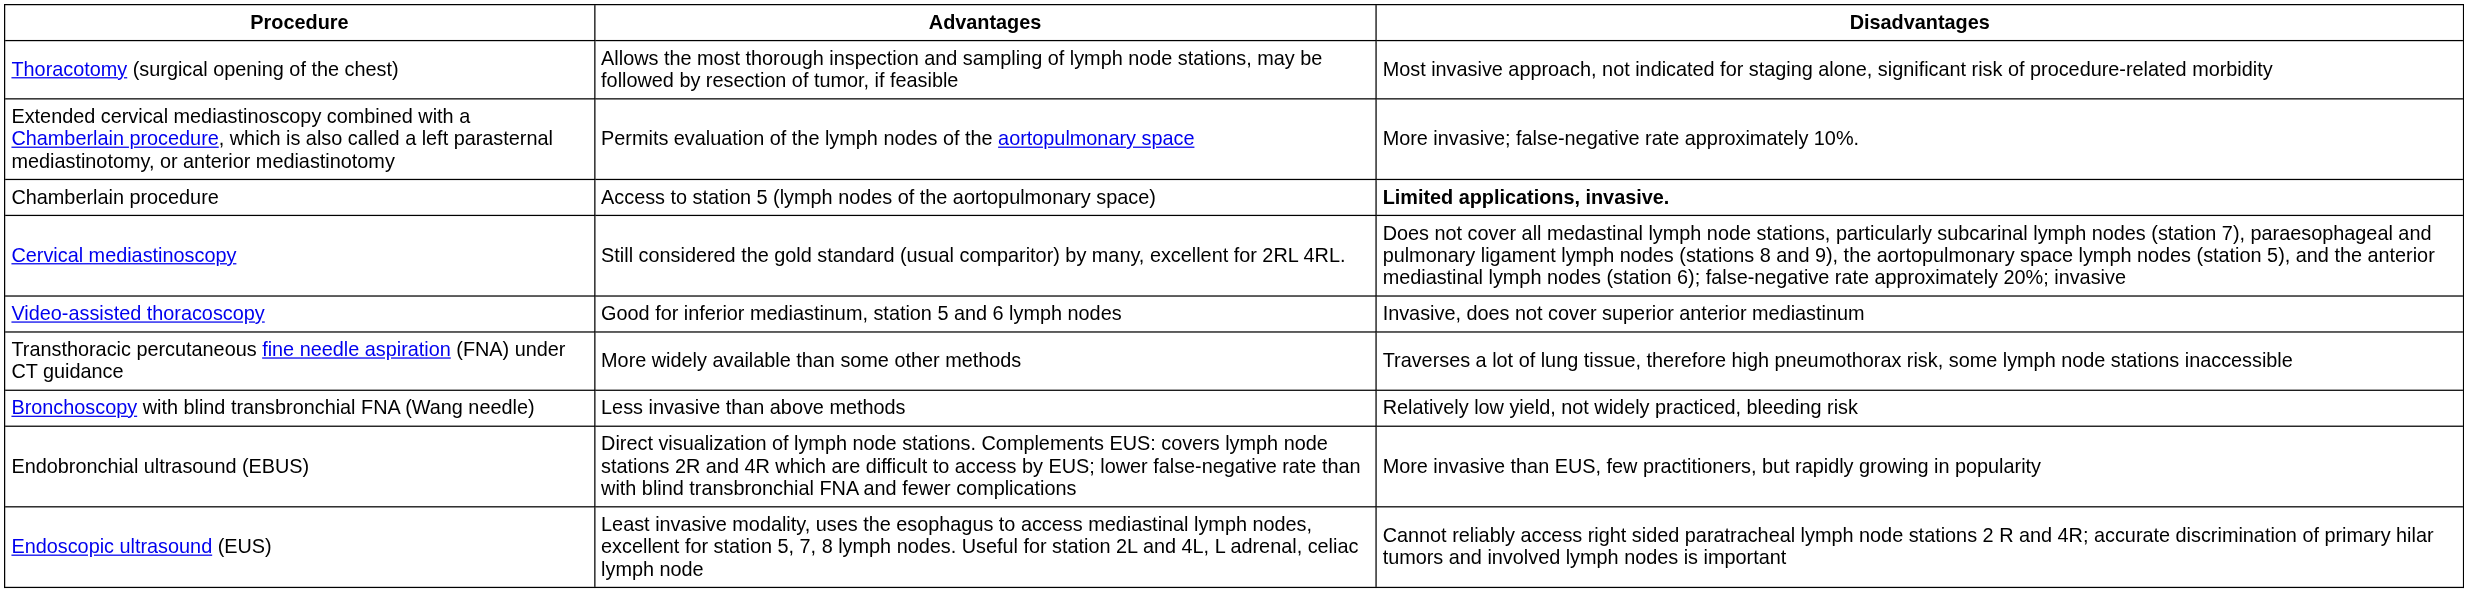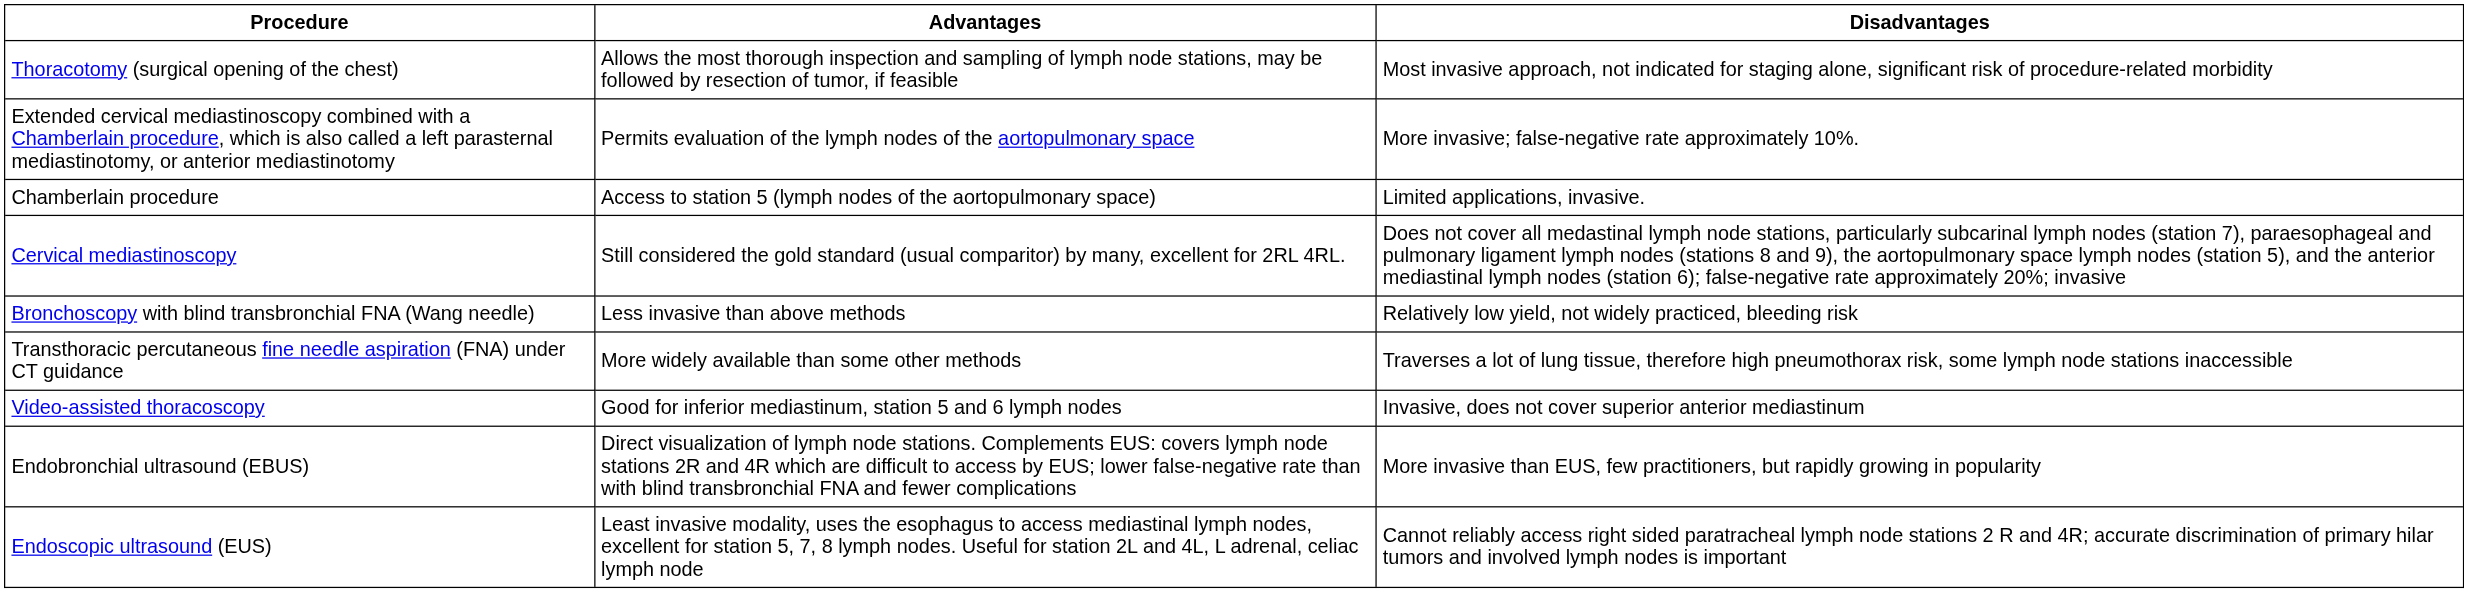(1526, 197) bold -> (1514, 197) normal
rows swapped: (138, 313) <-> (273, 408)
